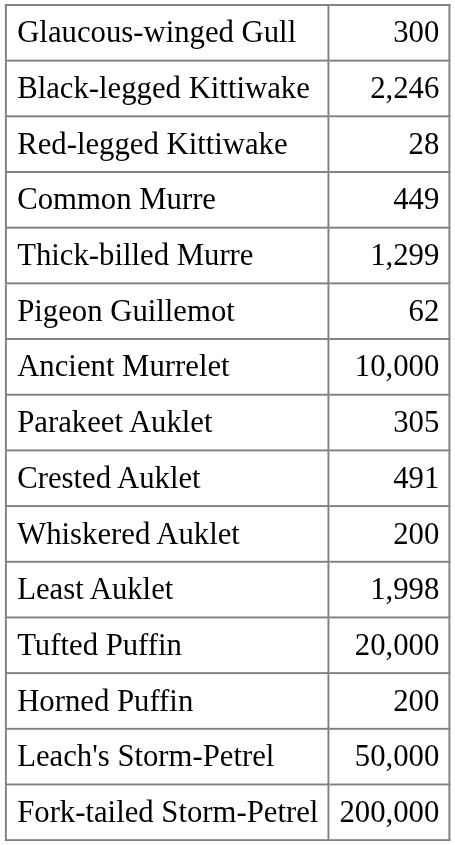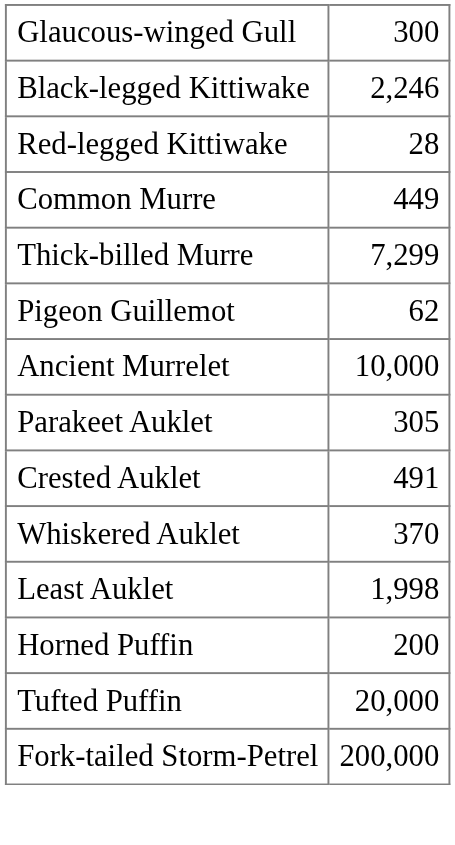(405, 255) 1,299 -> (405, 255) 7,299
(416, 533) 200 -> (416, 533) 370
rows swapped: (105, 700) <-> (100, 644)
- row: (146, 756)
